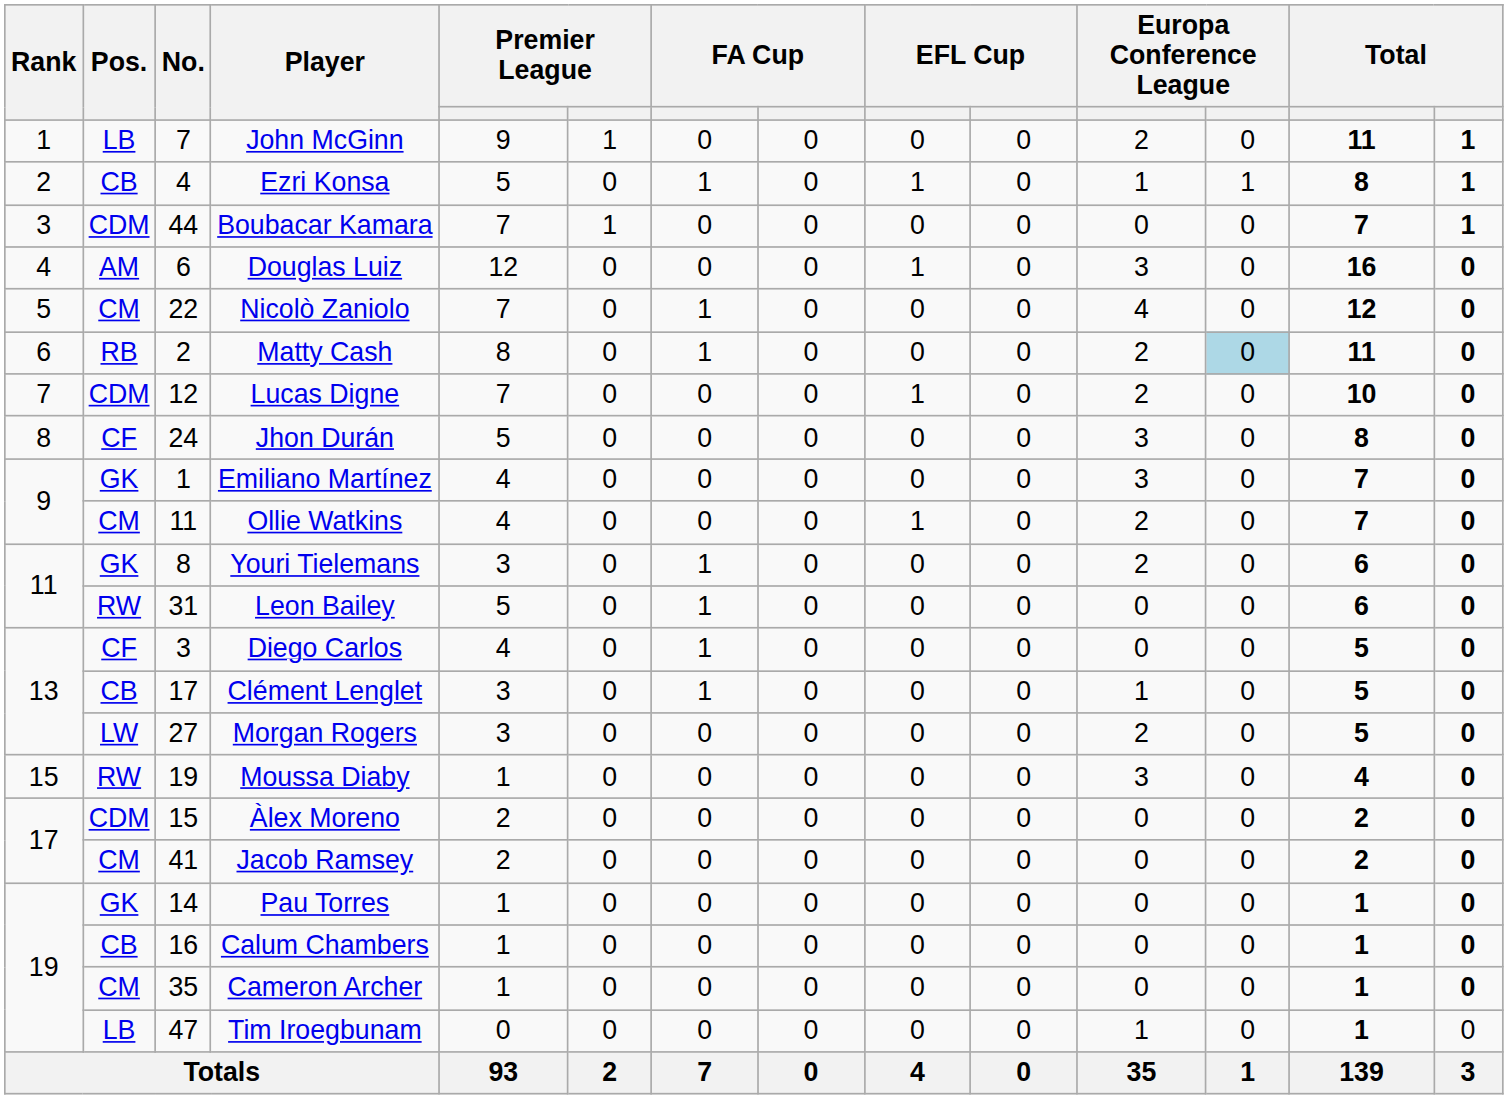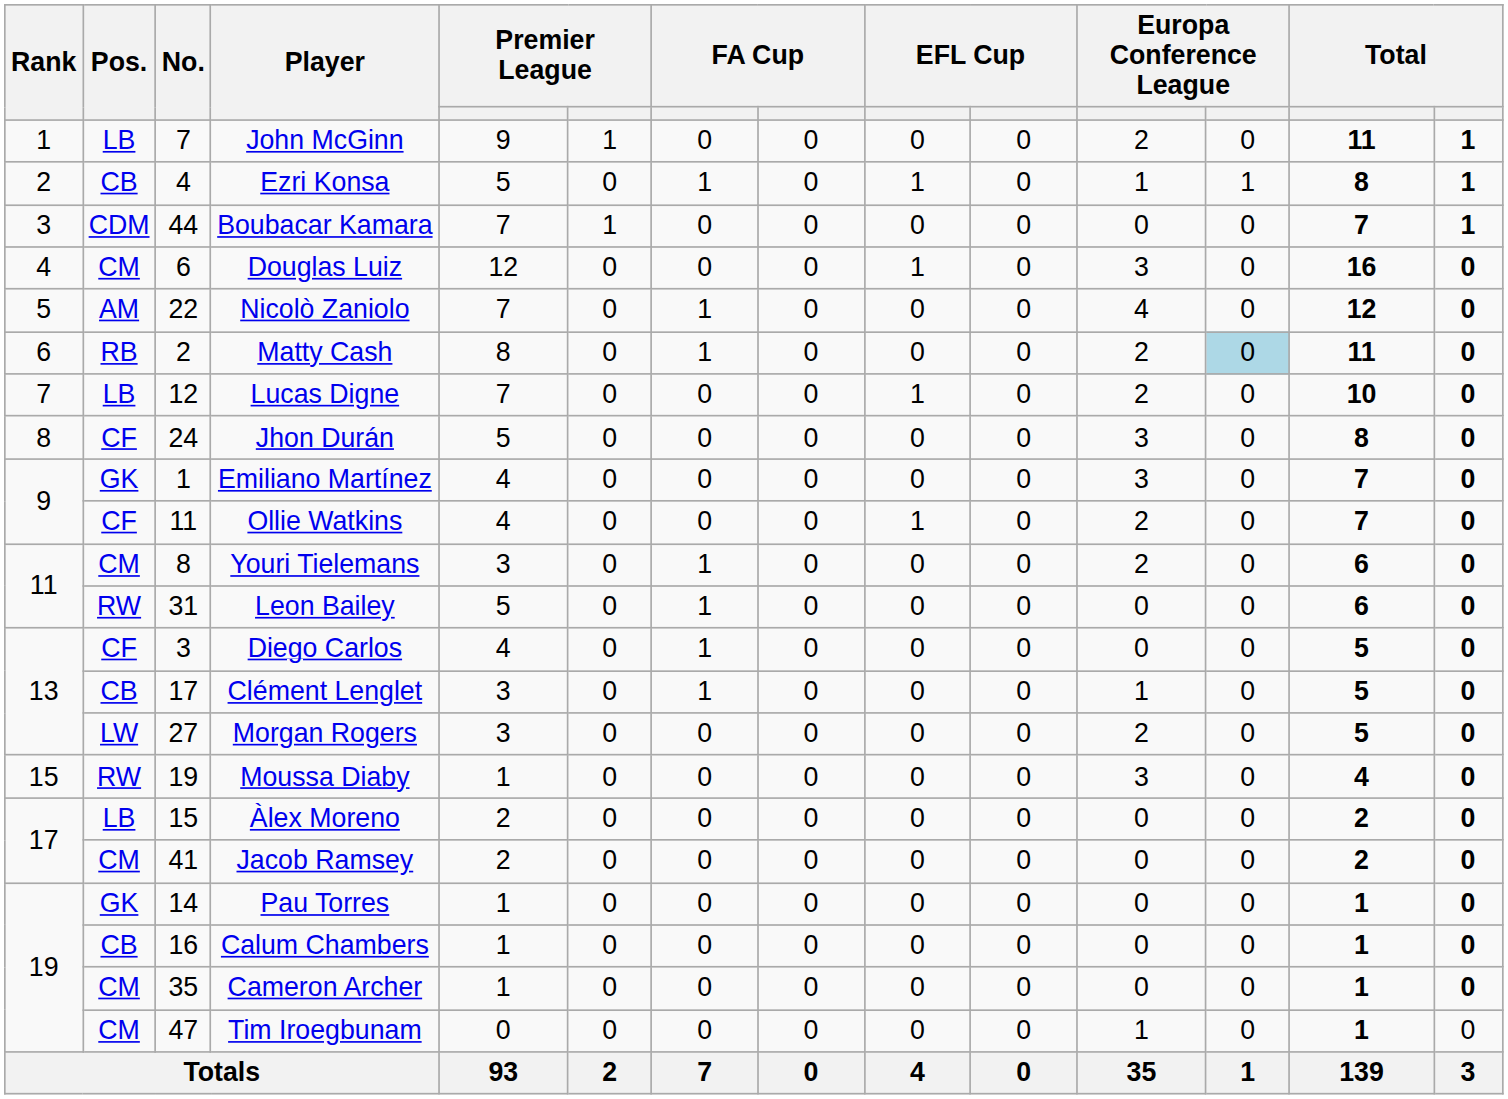(119, 267) AM -> (119, 267) CM
(119, 310) CM -> (119, 310) AM
(119, 394) CDM -> (119, 394) LB
(119, 521) CM -> (119, 521) CF
(119, 564) GK -> (119, 564) CM
(119, 818) CDM -> (119, 818) LB
(119, 1030) LB -> (119, 1030) CM
